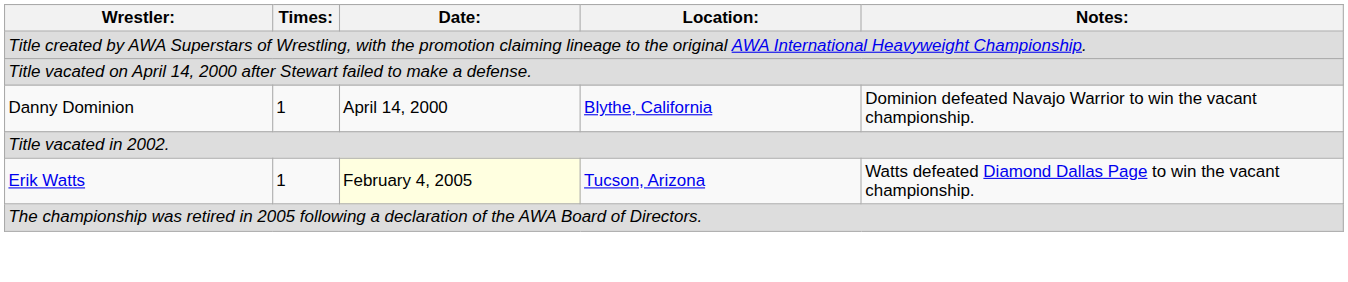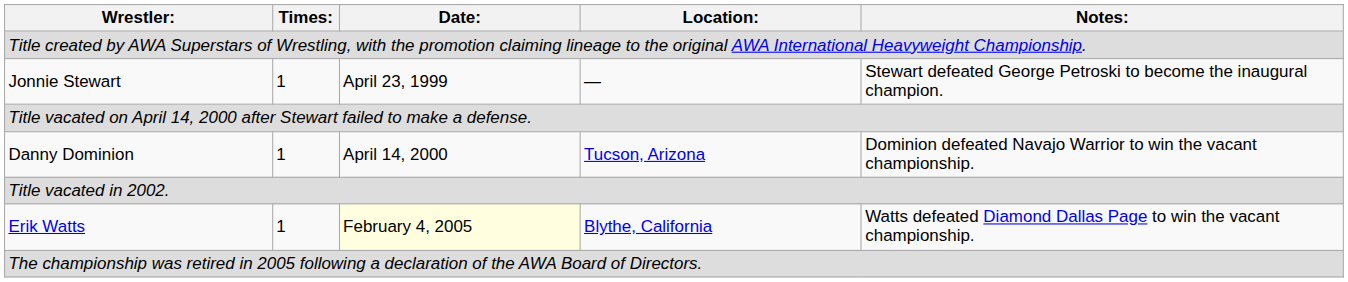+ row: (65, 81)
(648, 108) Blythe, California -> (645, 154) Tucson, Arizona
(645, 181) Tucson, Arizona -> (648, 227) Blythe, California
